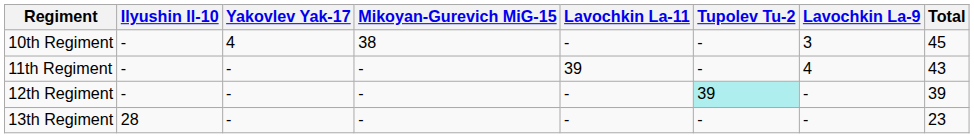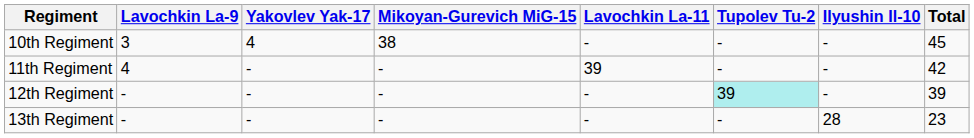columns swapped: (862, 17) <-> (170, 17)
(937, 68) 43 -> (937, 68) 42
